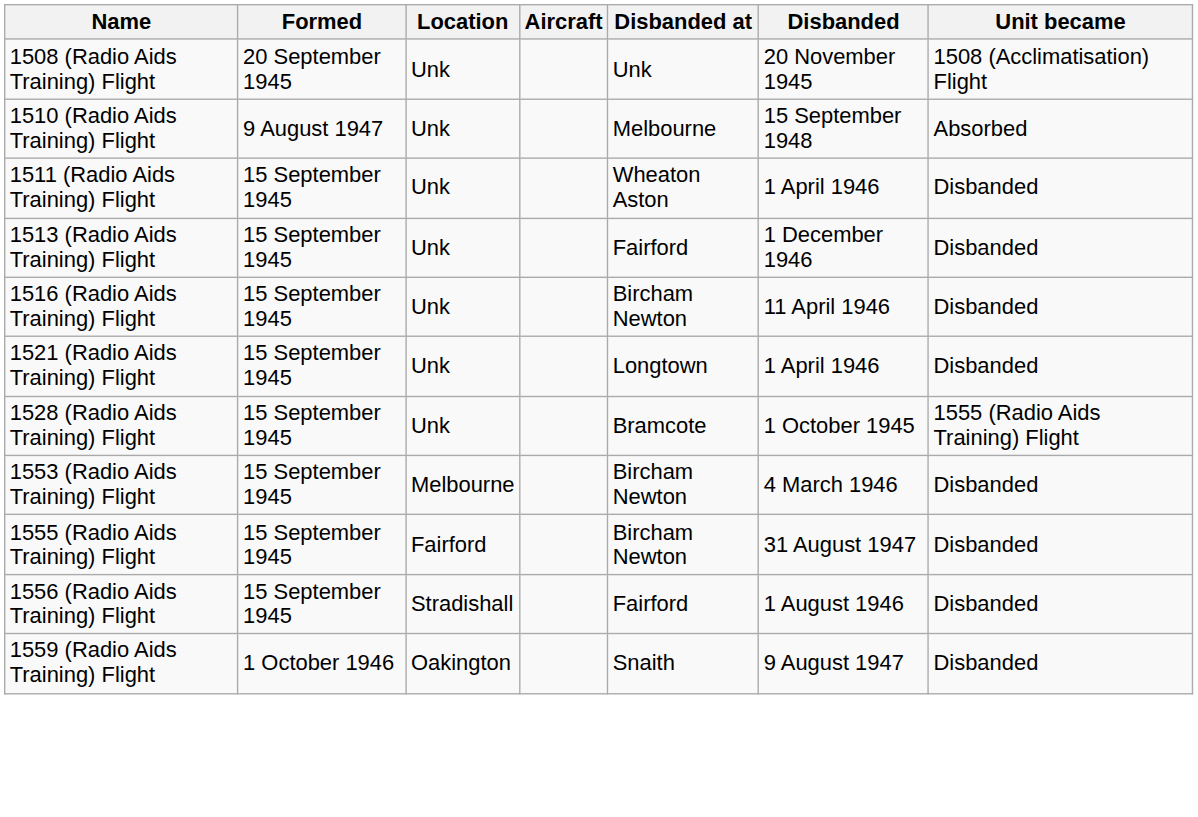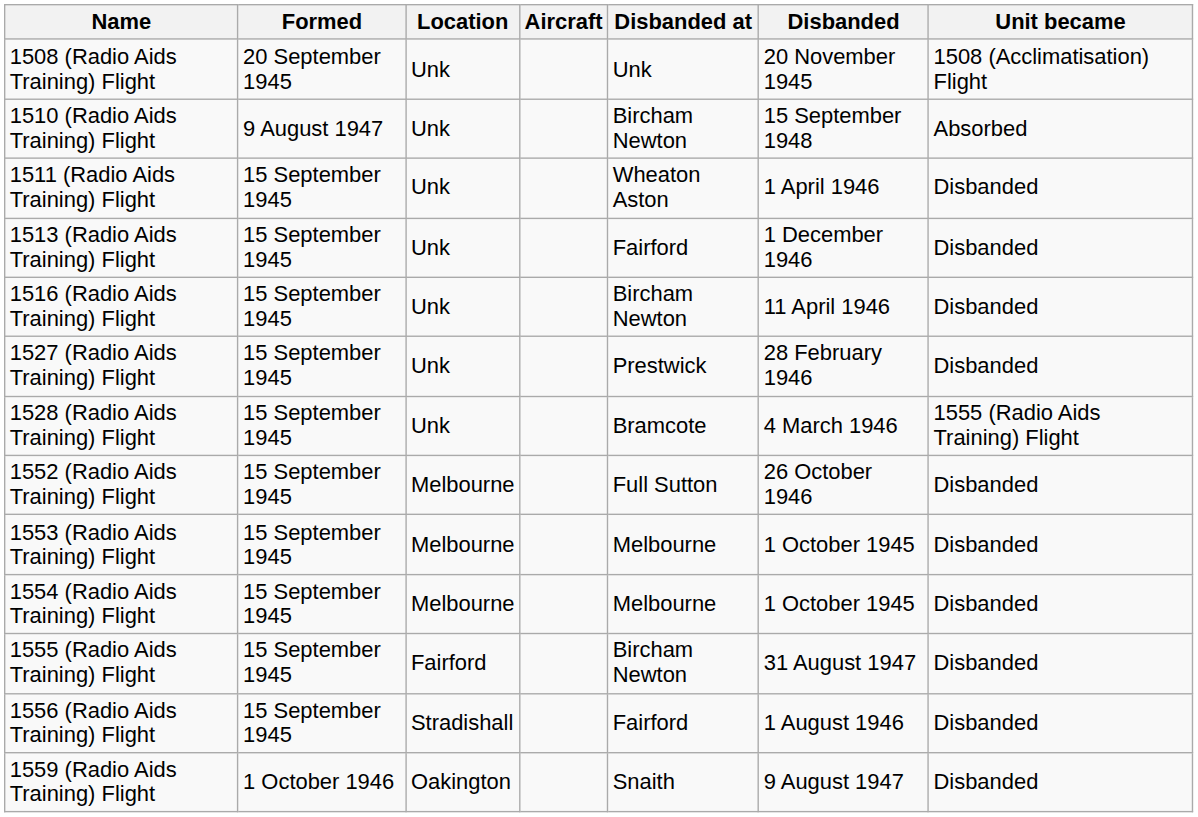(664, 128) Melbourne -> (653, 128) Bircham Newton
- row: (93, 366)
+ row: (93, 366)
(839, 425) 1 October 1945 -> (831, 425) 4 March 1946
+ row: (93, 484)
(653, 484) Bircham Newton -> (664, 544) Melbourne
(831, 484) 4 March 1946 -> (839, 544) 1 October 1945
+ row: (93, 603)
